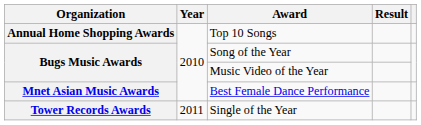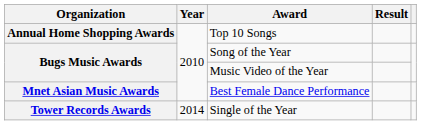(192, 110) 2011 -> (192, 110) 2014
